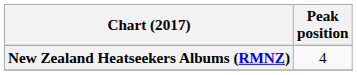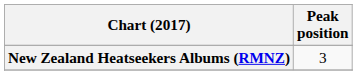(323, 57) 4 -> (323, 57) 3
